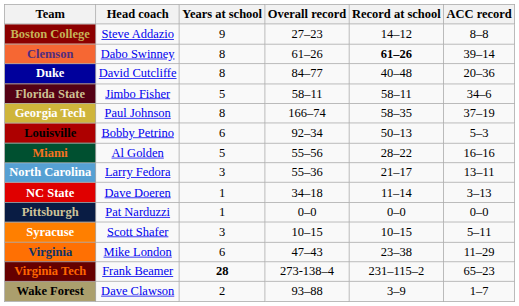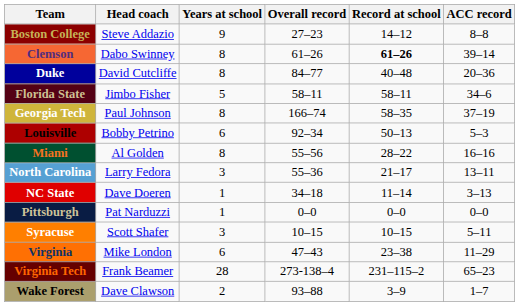(222, 152) 5 -> (222, 152) 8
(222, 271) bold -> (222, 271) normal
